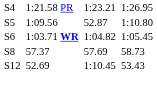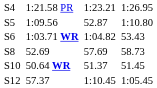(137, 37) 1:05.45 -> (133, 37) 53.43
(38, 51) 57.37 -> (38, 51) 52.69
+ row: (12, 66)
(38, 66) 52.69 -> (38, 80) 57.37
(133, 66) 53.43 -> (137, 80) 1:05.45
